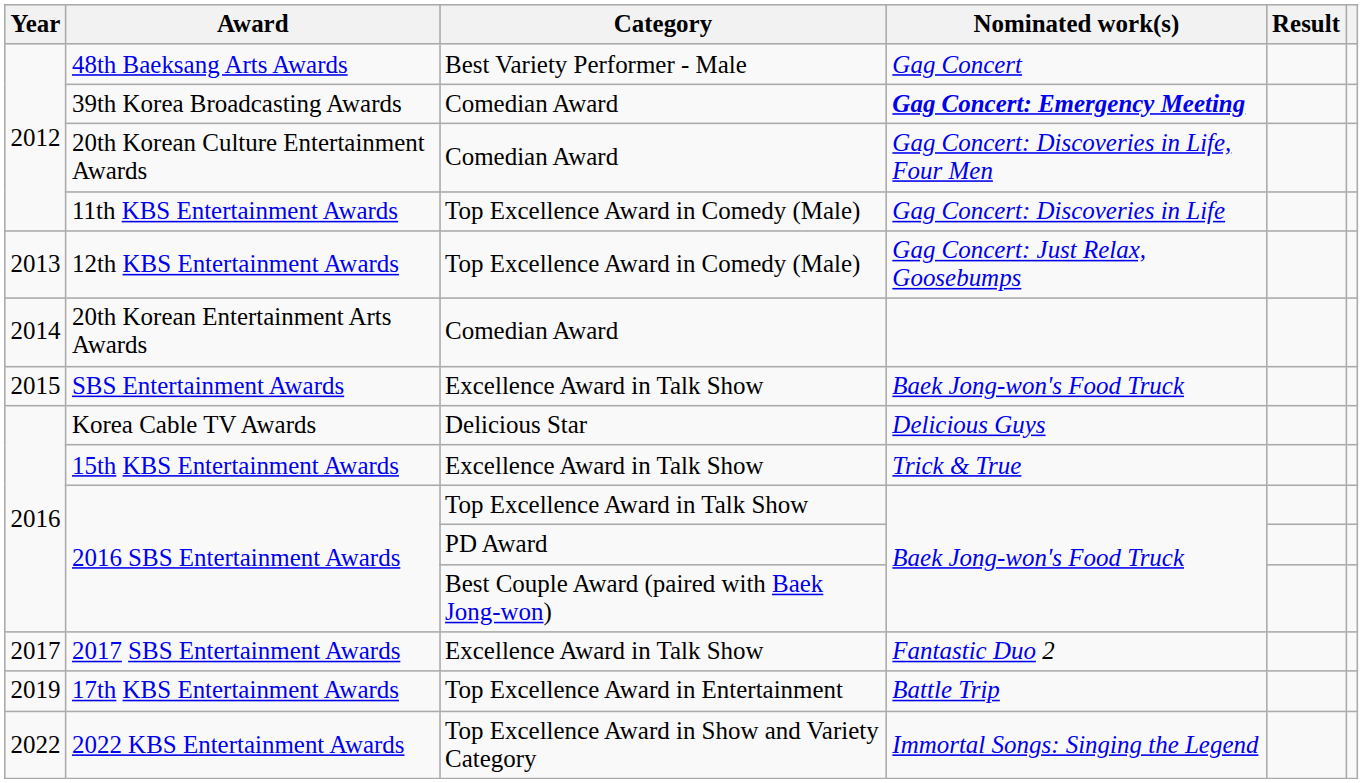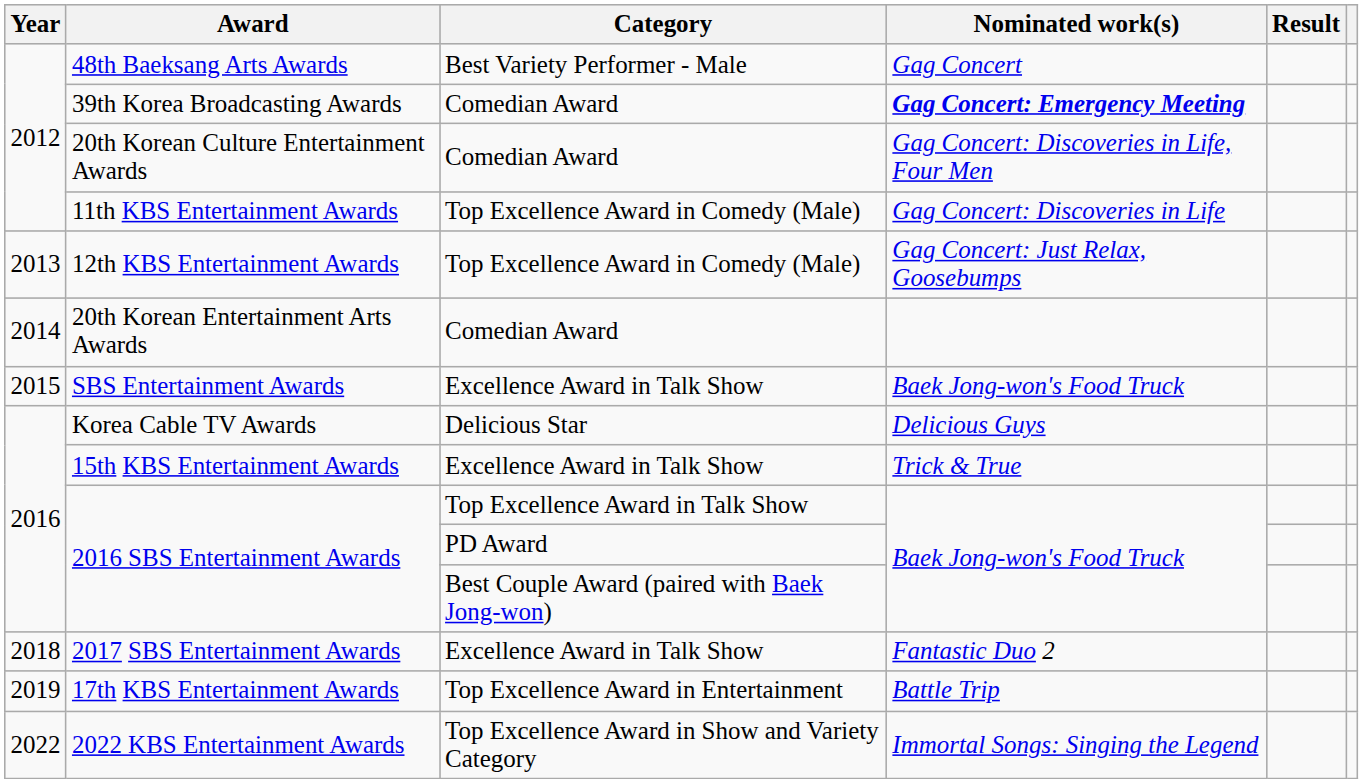(35, 651) 2017 -> (35, 651) 2018
